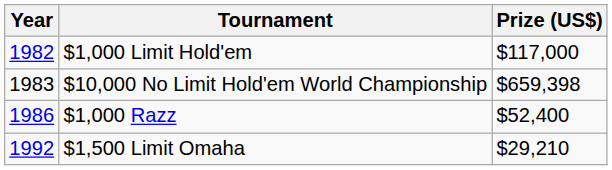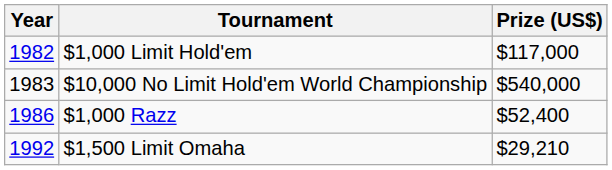(538, 84) $659,398 -> (538, 84) $540,000
